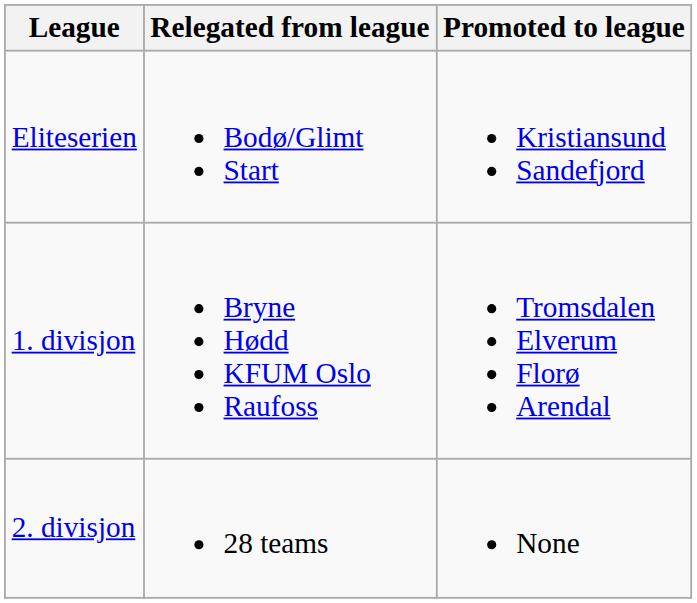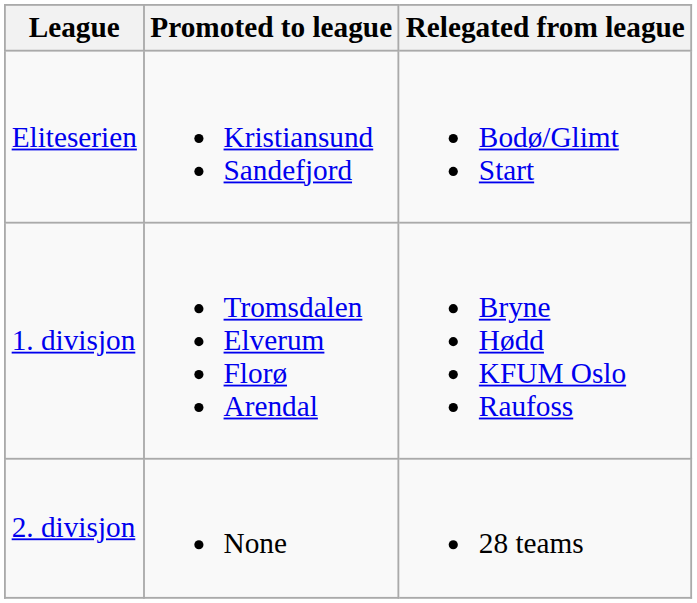columns swapped: (564, 27) <-> (290, 27)
